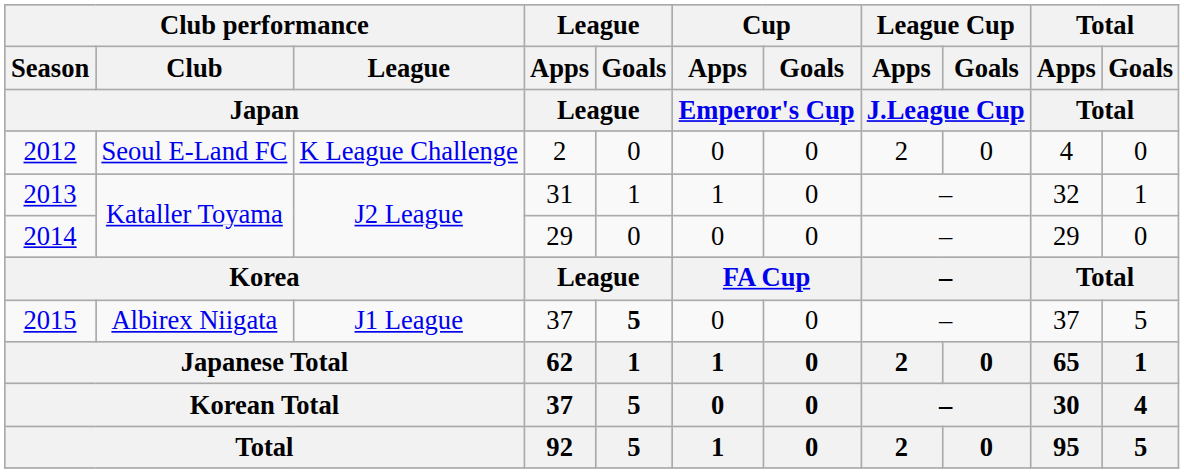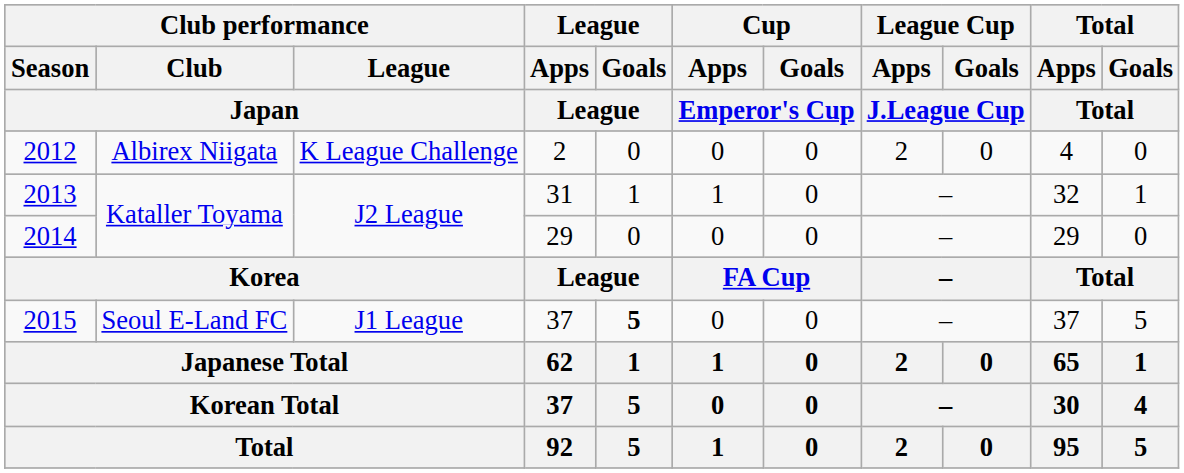(194, 151) Seoul E-Land FC -> (194, 151) Albirex Niigata
(194, 320) Albirex Niigata -> (194, 320) Seoul E-Land FC
